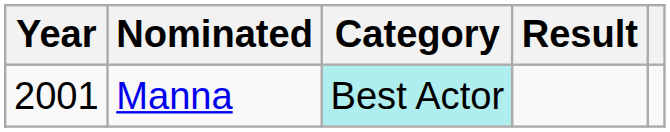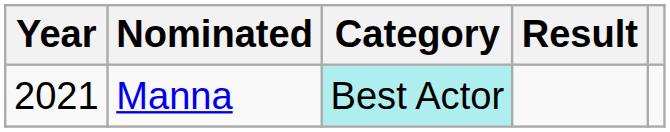(56, 95) 2001 -> (56, 95) 2021
